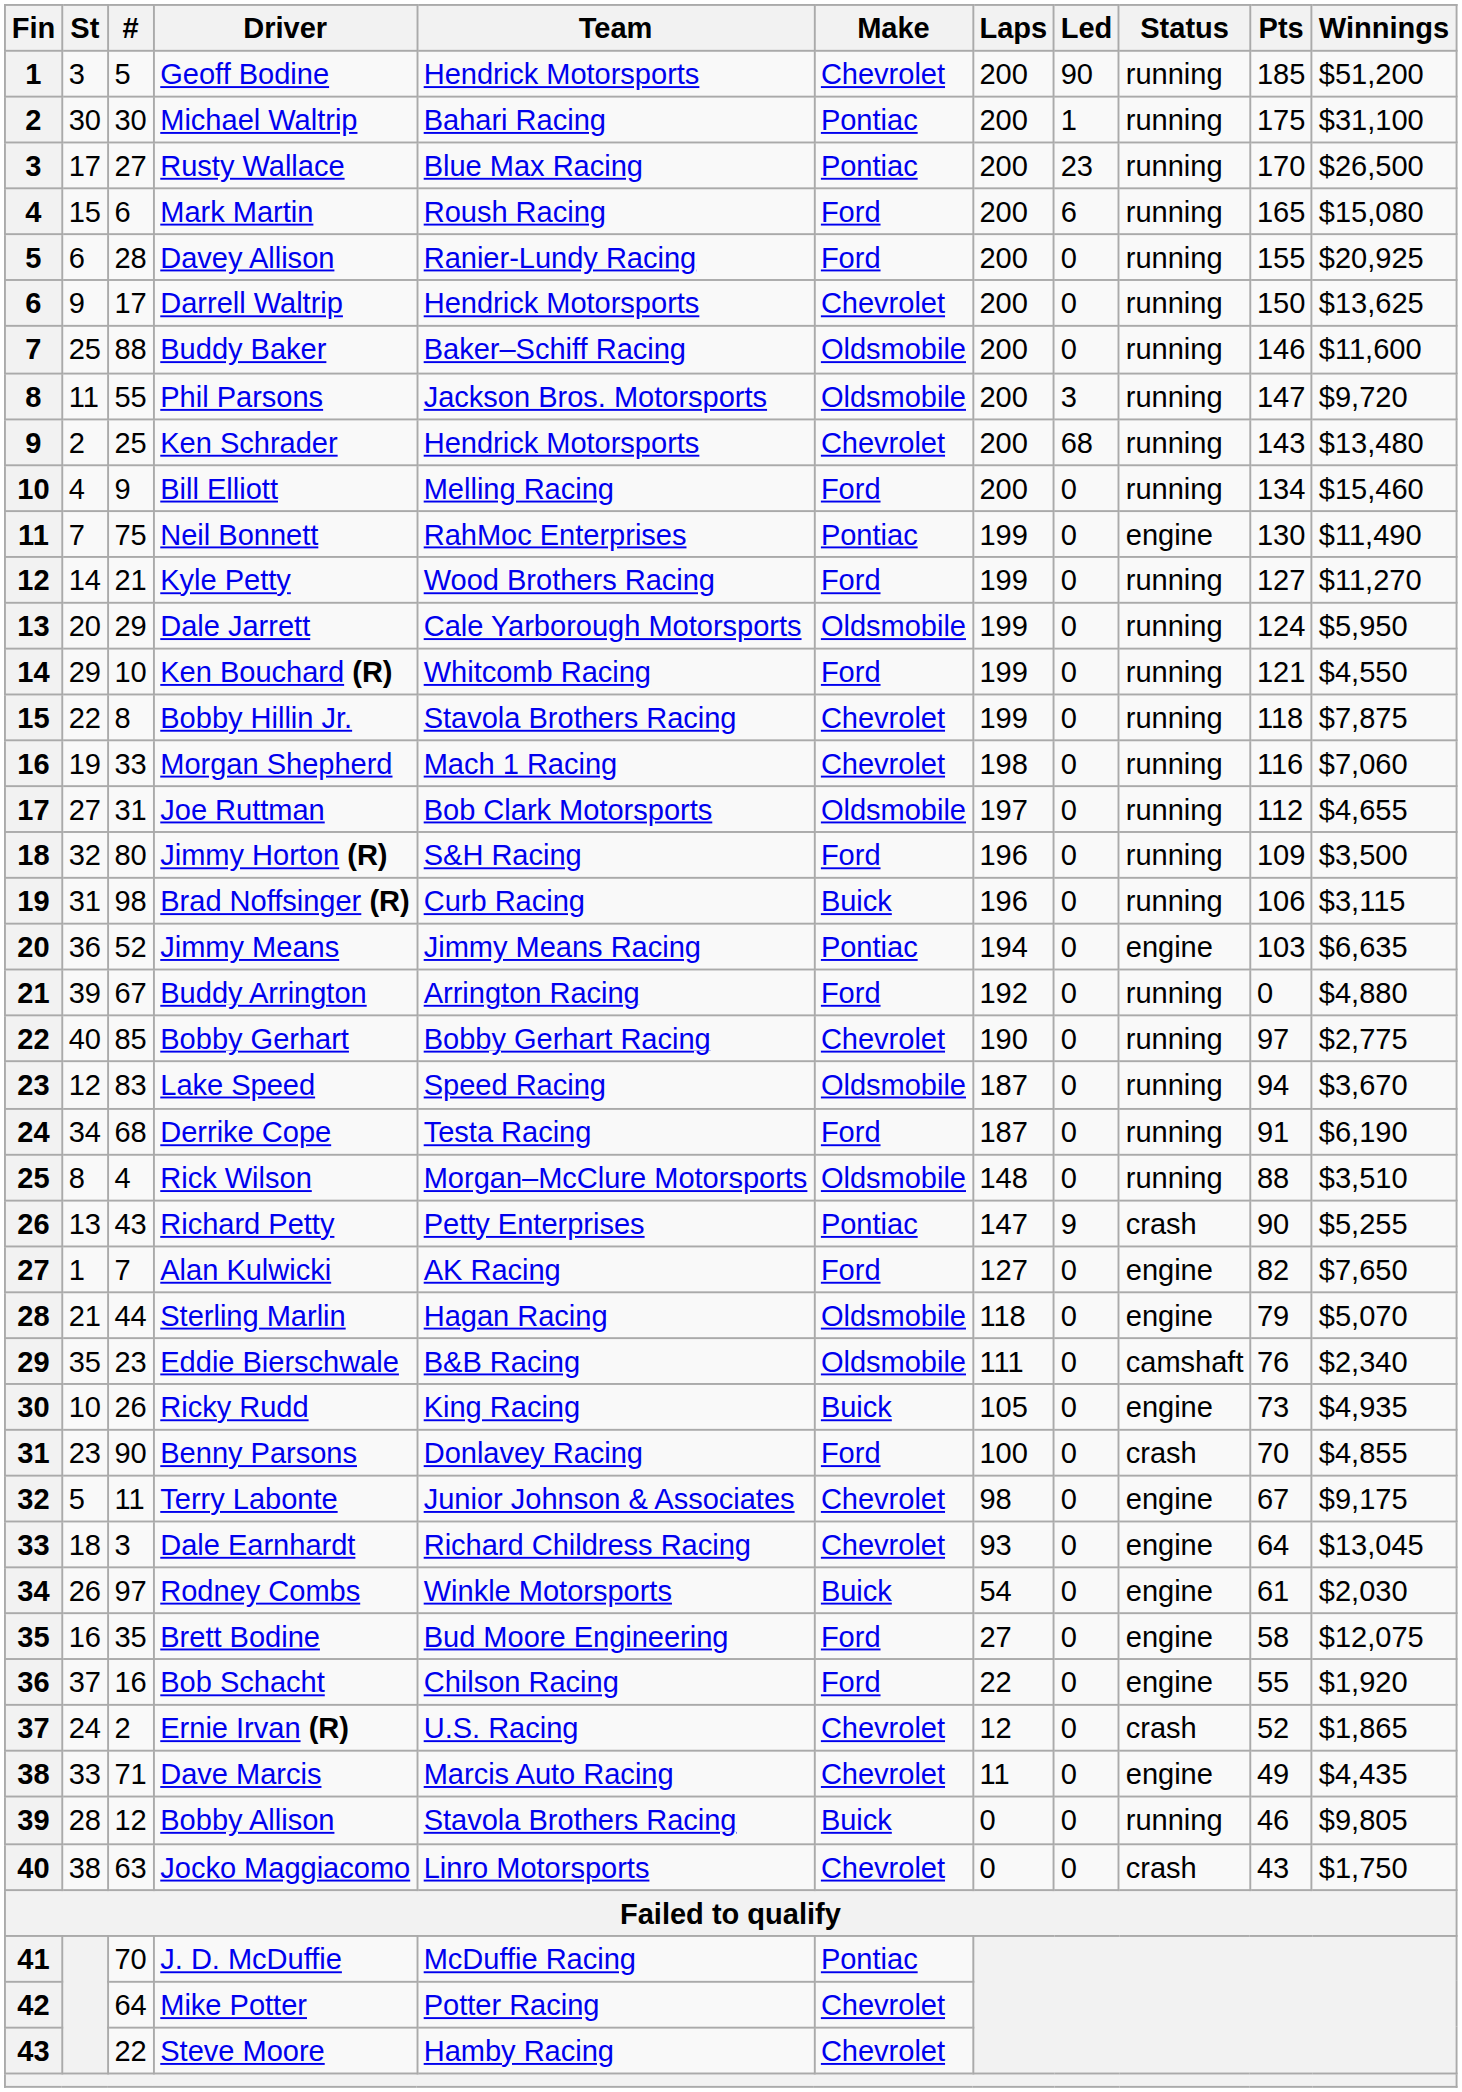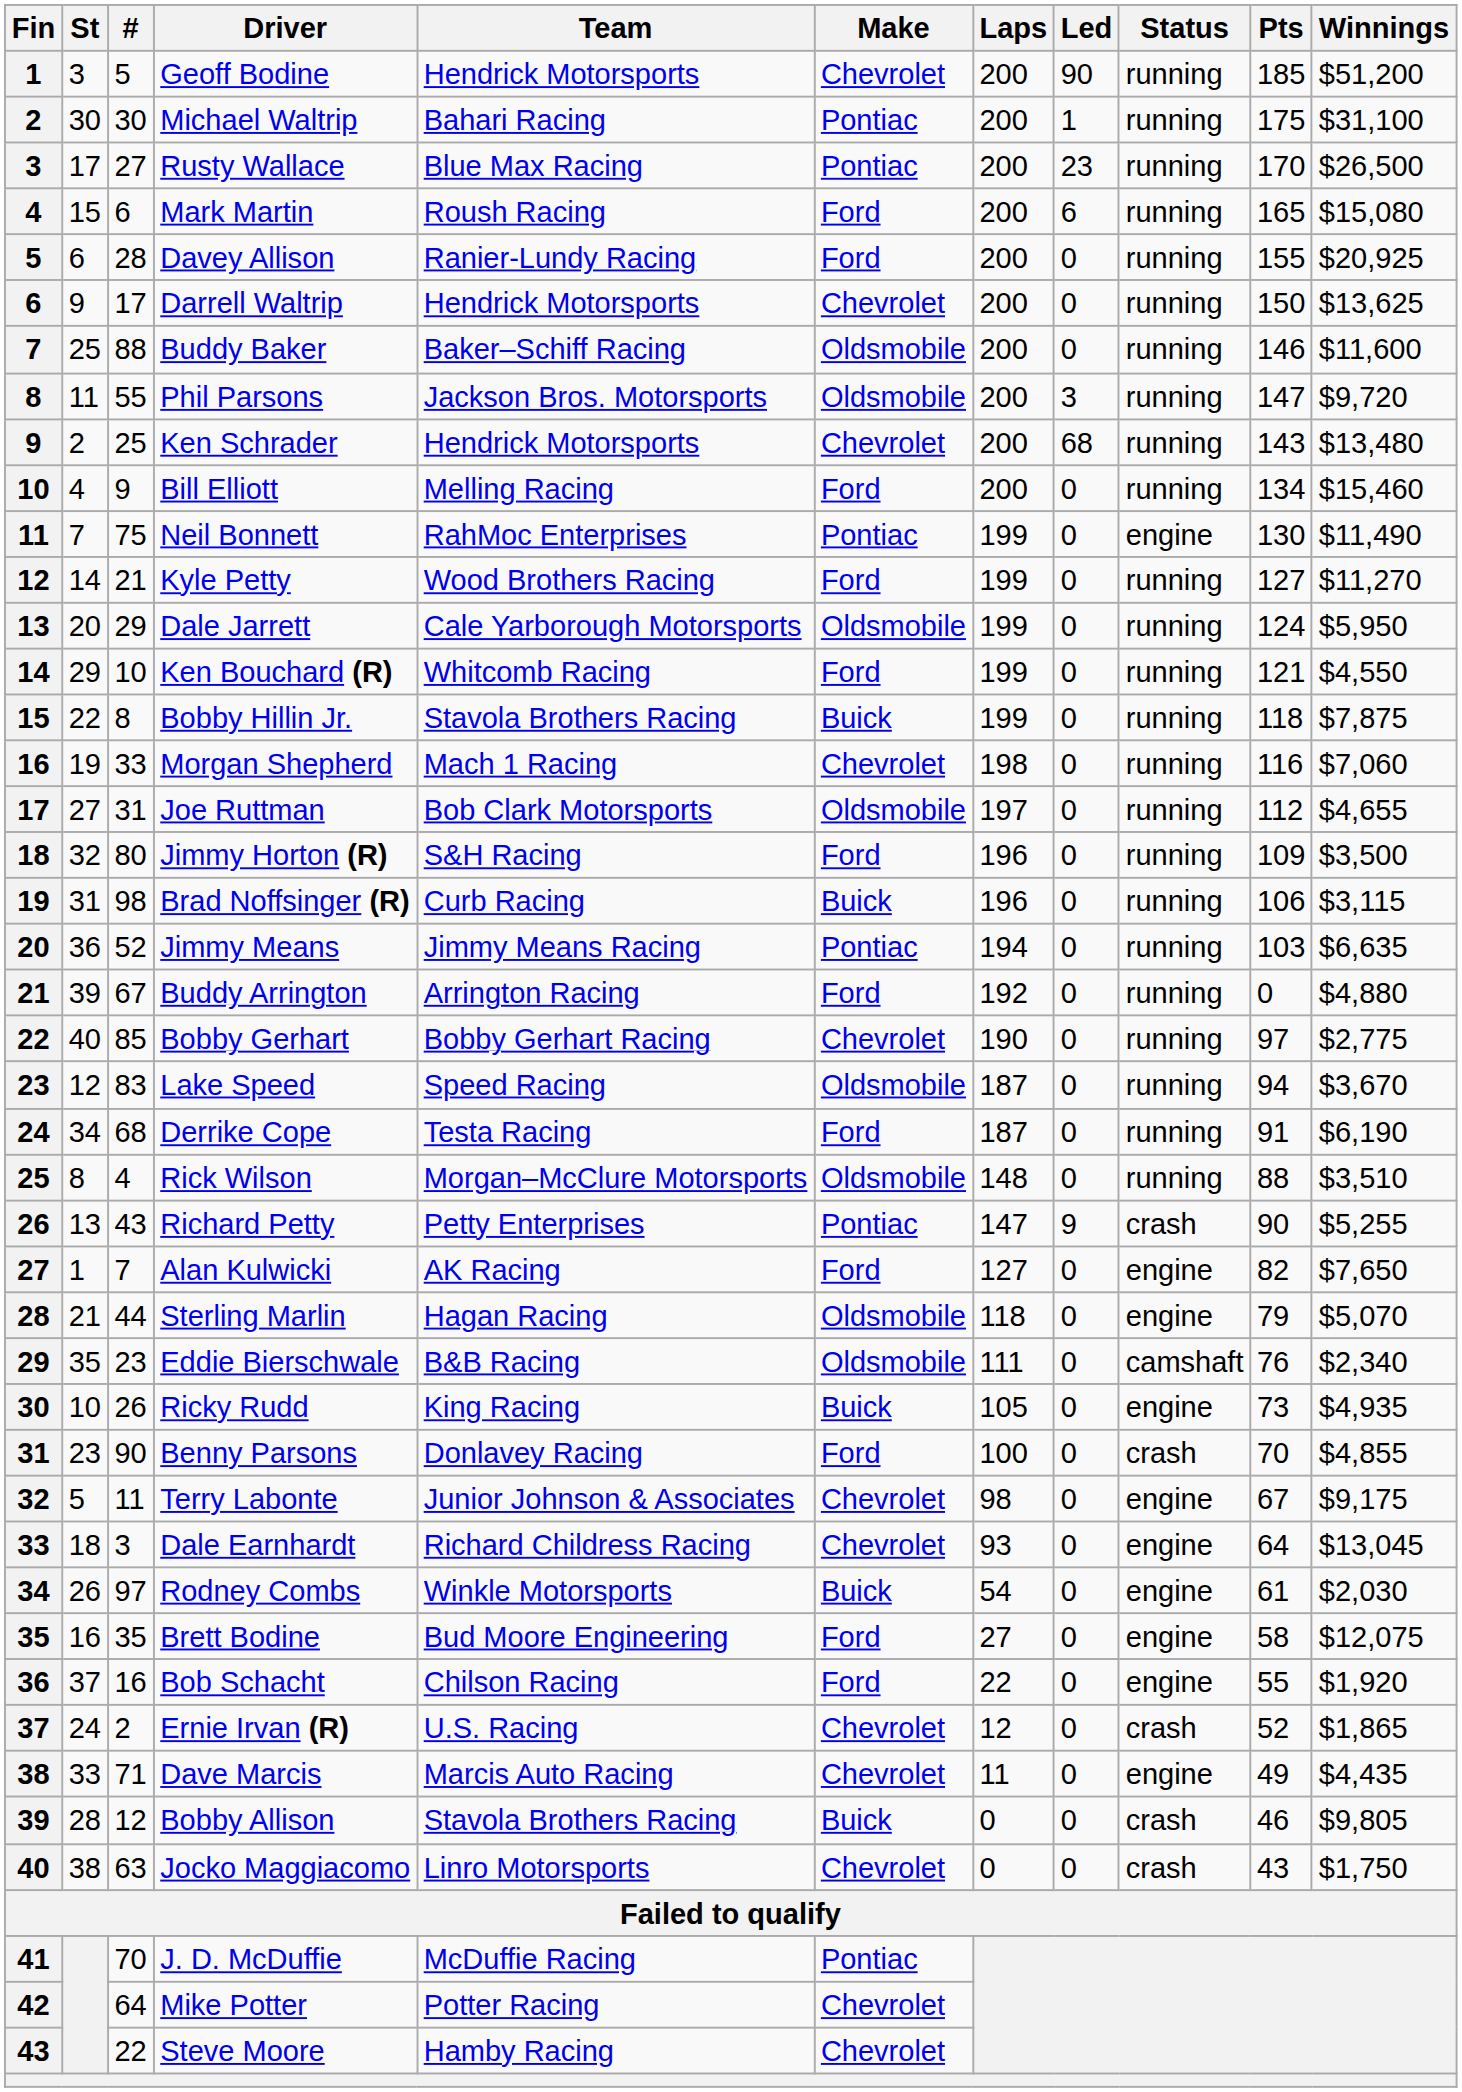(883, 718) Chevrolet -> (856, 718) Buick
(1169, 947) engine -> (1174, 947) running
(1174, 1821) running -> (1161, 1821) crash
